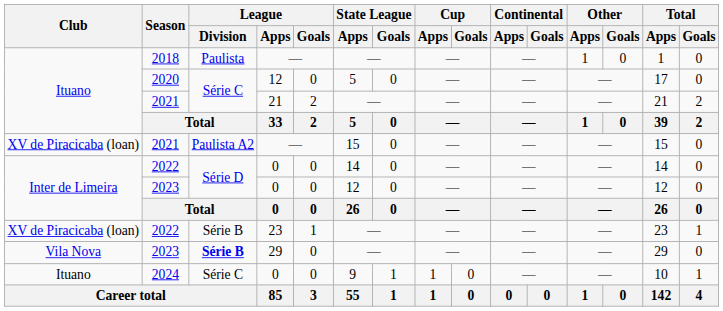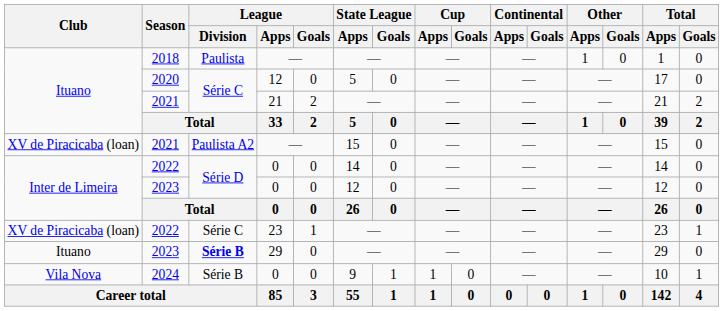(223, 230) Série B -> (223, 230) Série C
(73, 252) Vila Nova -> (73, 252) Ituano
(73, 274) Ituano -> (73, 274) Vila Nova
(223, 274) Série C -> (223, 274) Série B
